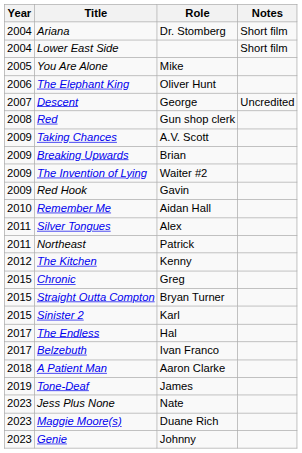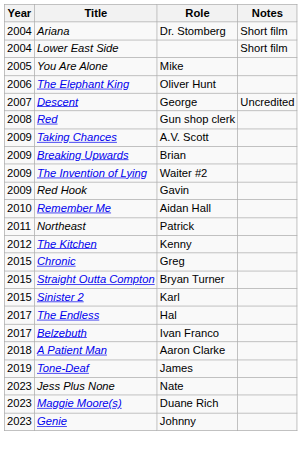- row: (74, 226)
